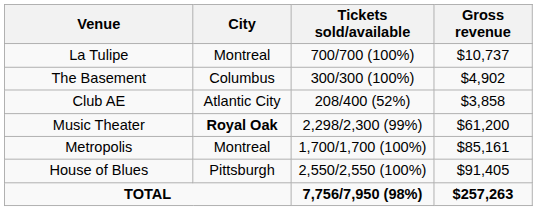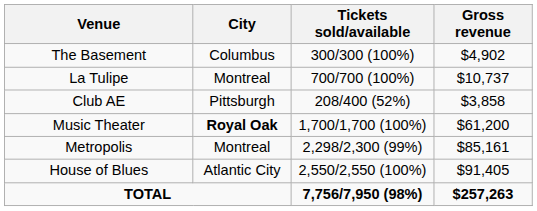rows swapped: (99, 55) <-> (99, 78)
(242, 101) Atlantic City -> (242, 101) Pittsburgh
(362, 124) 2,298/2,300 (99%) -> (362, 124) 1,700/1,700 (100%)
(362, 147) 1,700/1,700 (100%) -> (362, 147) 2,298/2,300 (99%)
(242, 170) Pittsburgh -> (242, 170) Atlantic City
